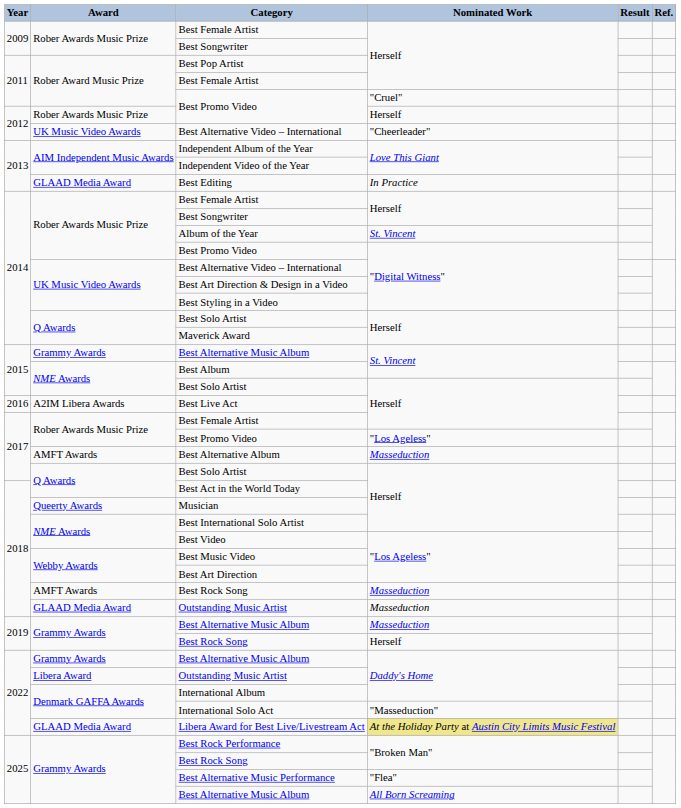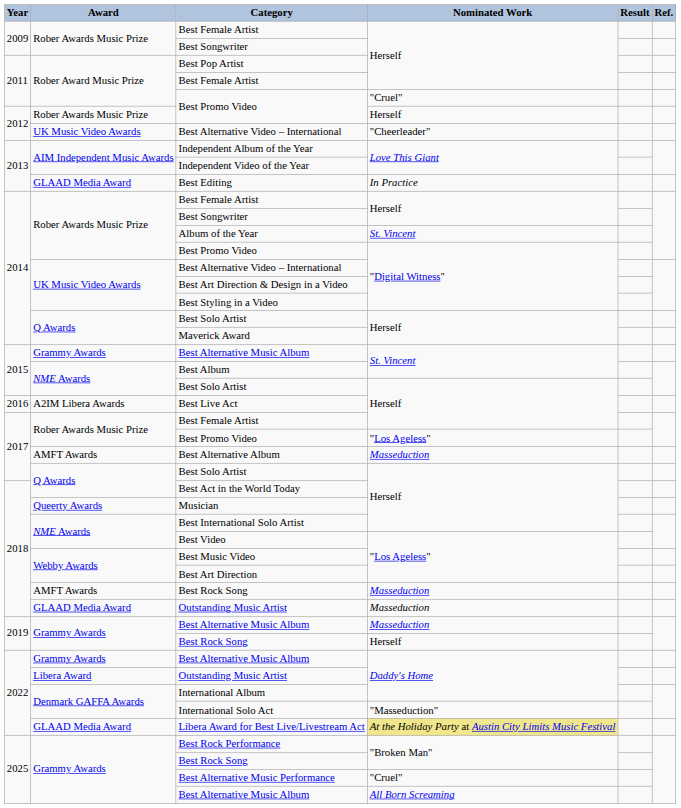(383, 778) "Flea" -> (386, 778) "Cruel"
